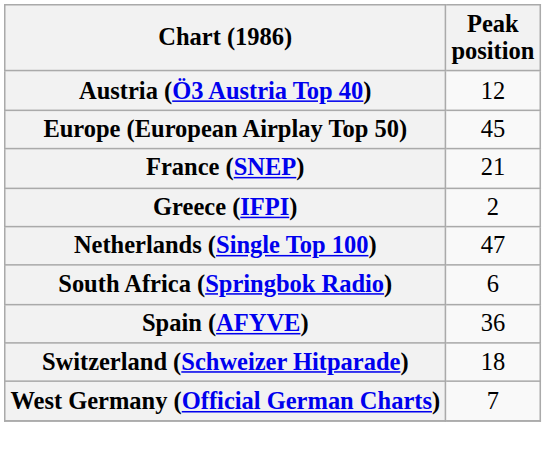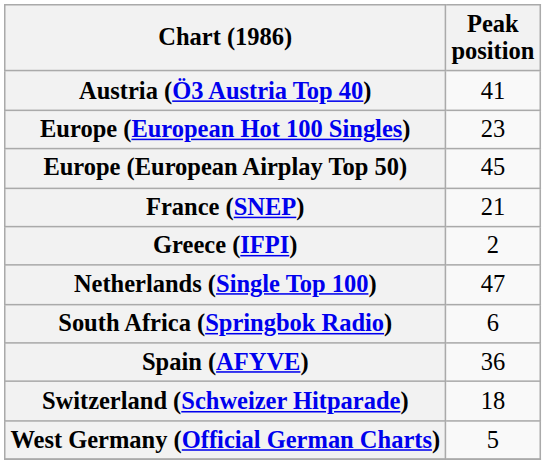(493, 90) 12 -> (493, 90) 41
+ row: (225, 129)
(493, 400) 7 -> (493, 439) 5
